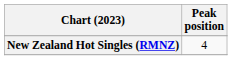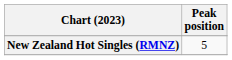(204, 45) 4 -> (204, 45) 5
